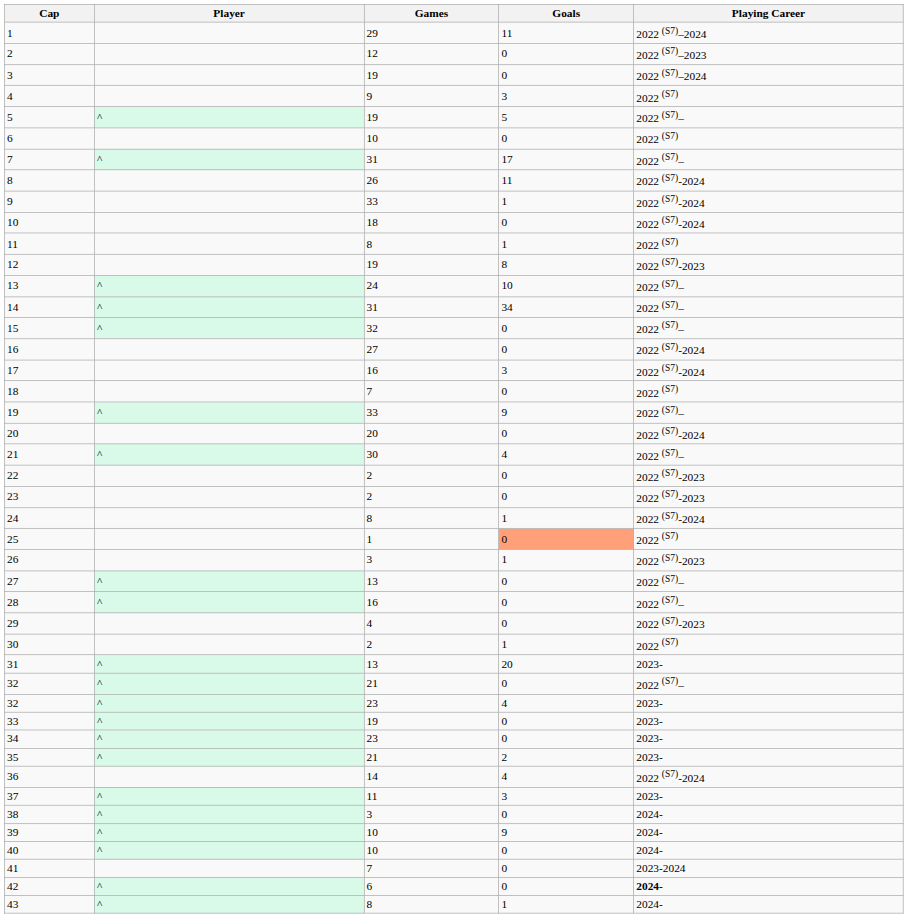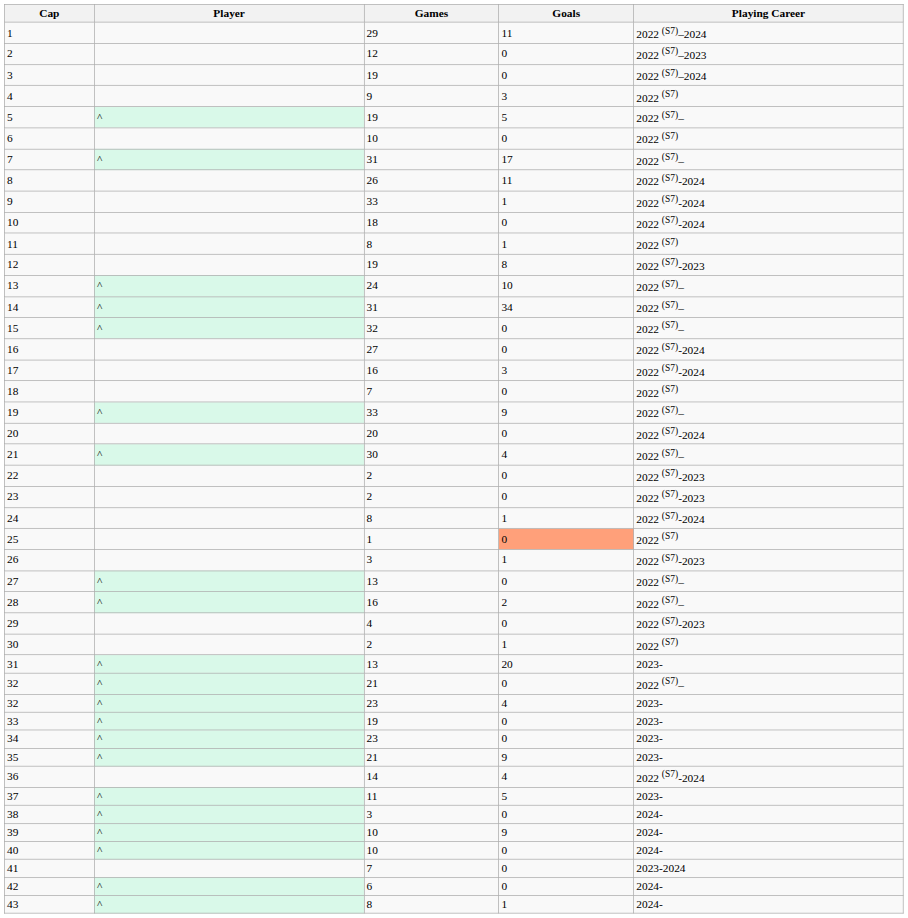(504, 602) 0 -> (504, 602) 2
(504, 757) 2 -> (504, 757) 9
(504, 796) 3 -> (504, 796) 5
(650, 886) bold -> (650, 886) normal
